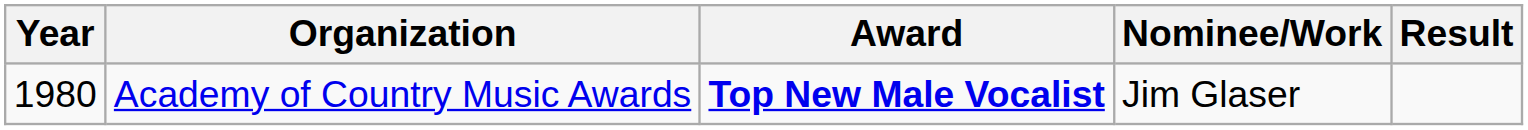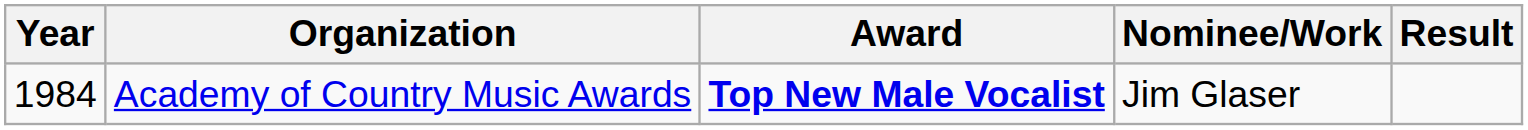(55, 93) 1980 -> (55, 93) 1984
